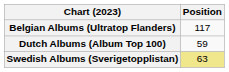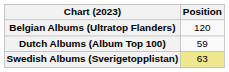(202, 28) 117 -> (202, 28) 120
